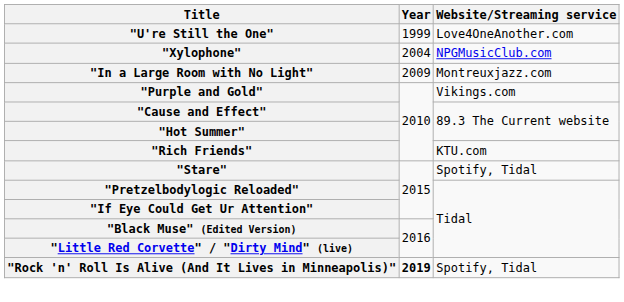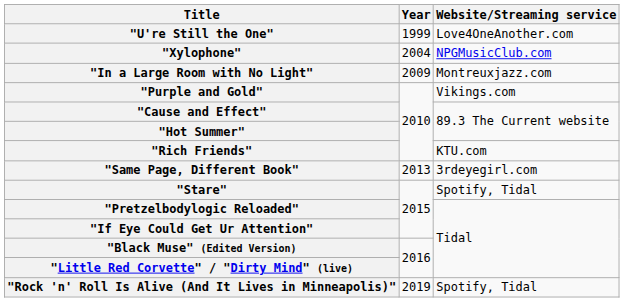+ row: (202, 170)
(416, 268) bold -> (416, 287) normal
